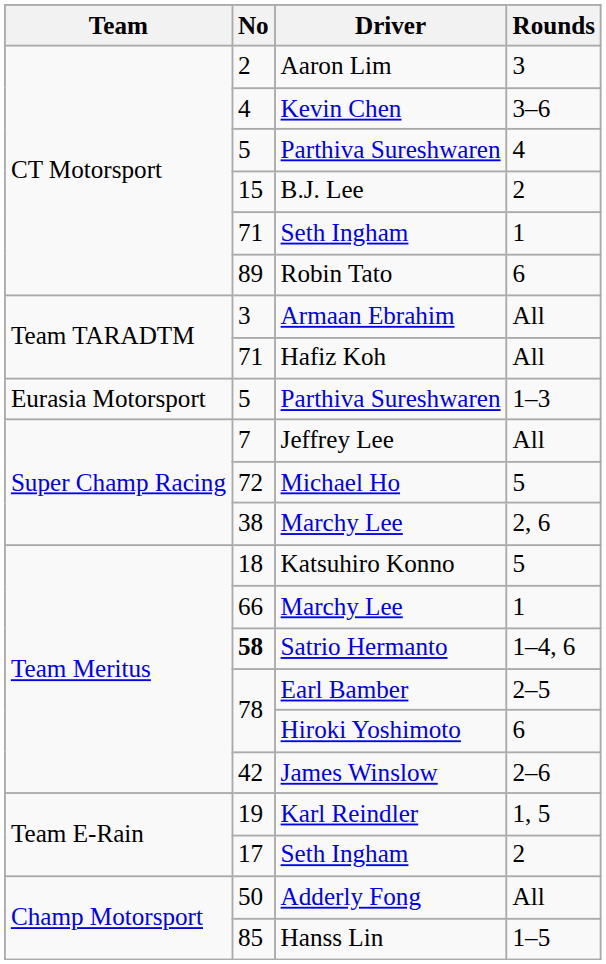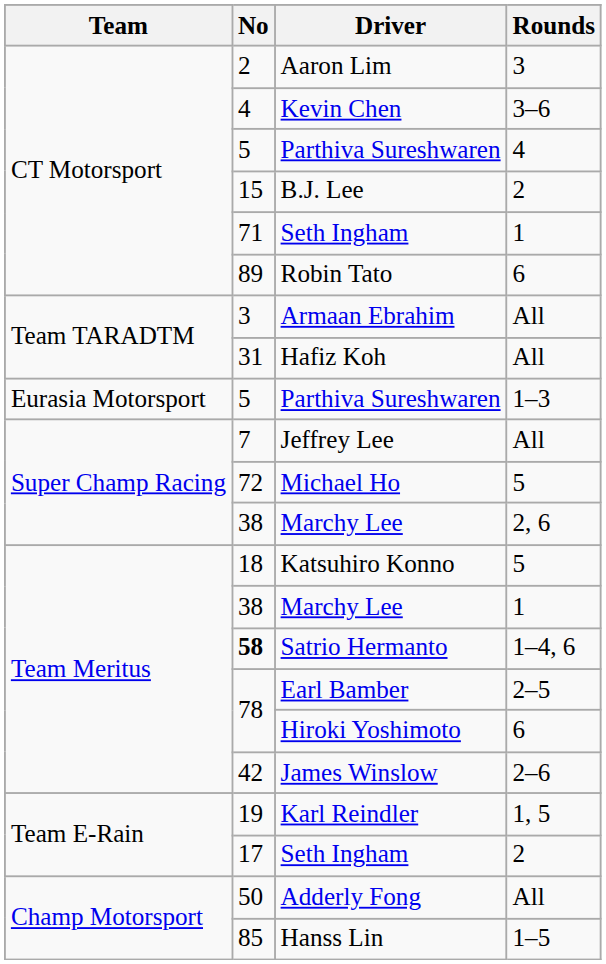(251, 356) 71 -> (251, 356) 31
(251, 605) 66 -> (251, 605) 38
